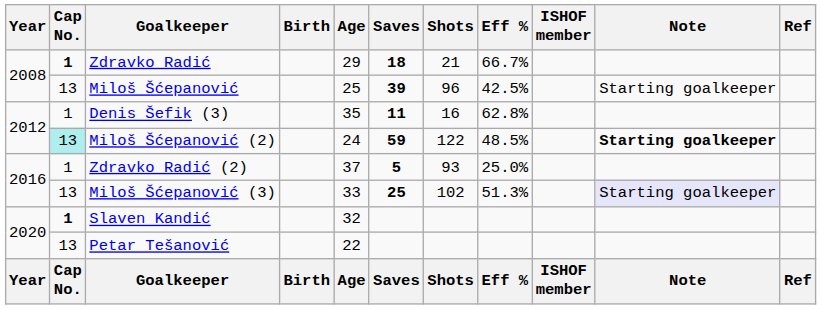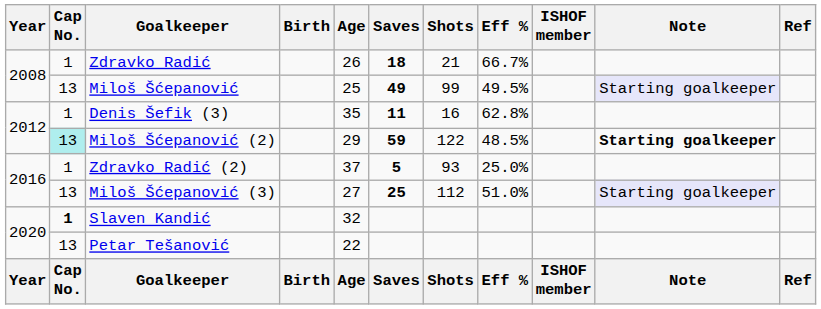(68, 62) bold -> (68, 62) normal
(352, 62) 29 -> (352, 62) 26
(396, 88) 39 -> (396, 88) 49
(451, 88) 96 -> (451, 88) 99
(505, 88) 42.5% -> (505, 88) 49.5%
(688, 88) no background -> (688, 88) lavender background
(352, 141) 24 -> (352, 141) 29
(352, 193) 33 -> (352, 193) 27
(451, 193) 102 -> (451, 193) 112
(505, 193) 51.3% -> (505, 193) 51.0%
